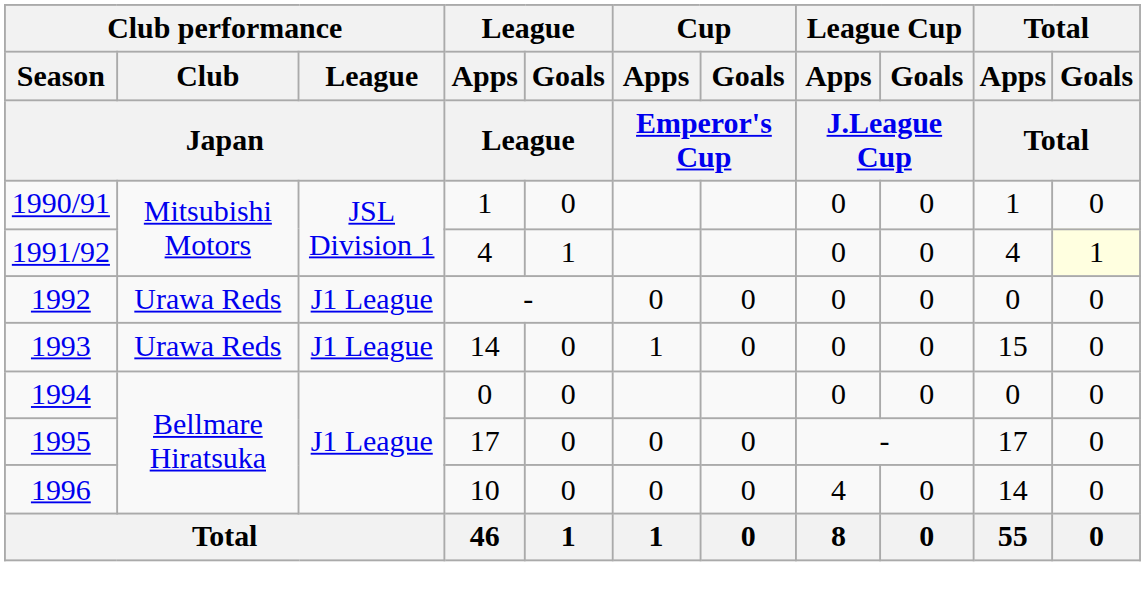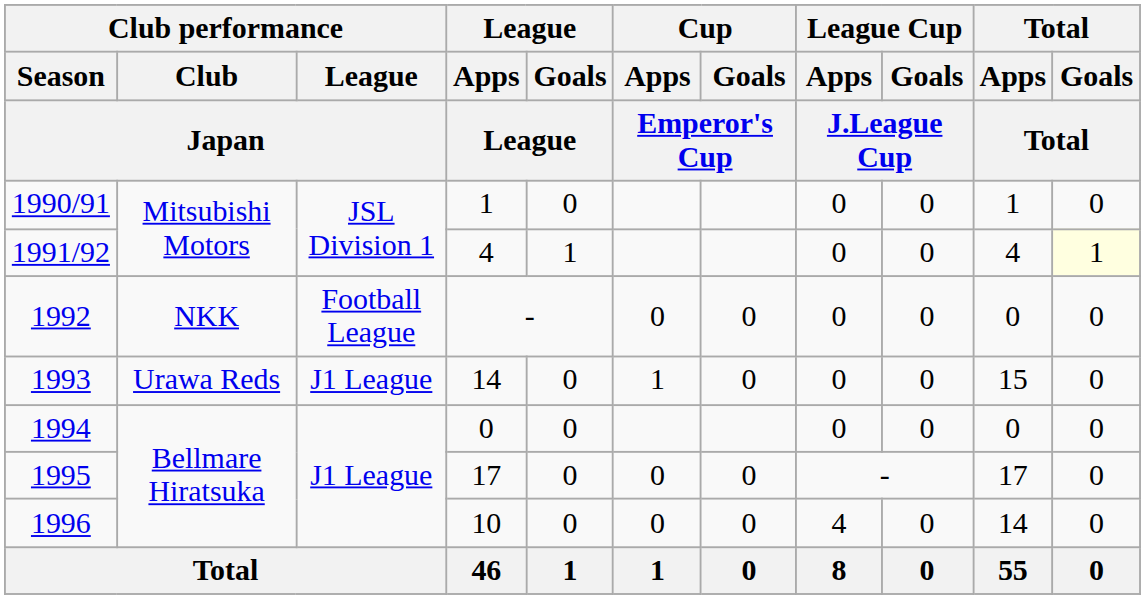(208, 299) Urawa Reds -> (207, 315) NKK
(372, 299) J1 League -> (371, 315) Football League
